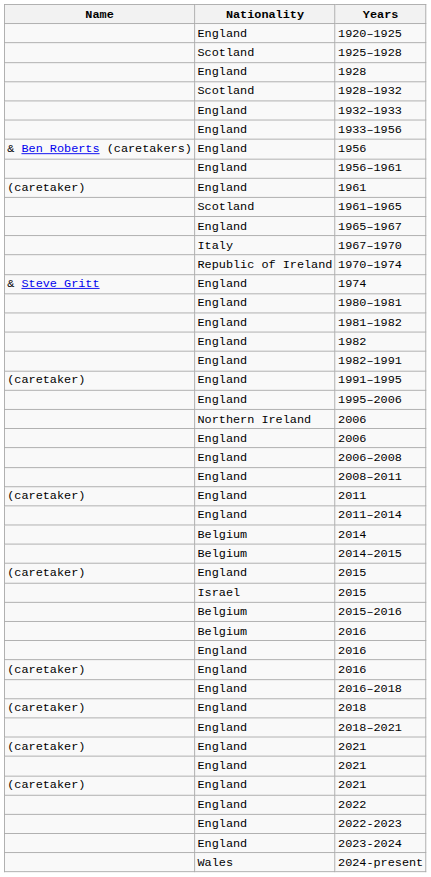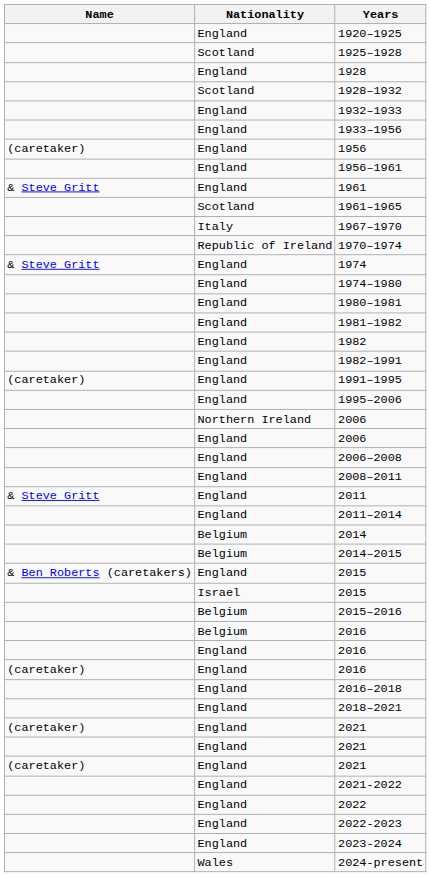(100, 149) & Ben Roberts (caretakers) -> (46, 149) (caretaker)
(46, 188) (caretaker) -> (53, 188) & Steve Gritt
- row: (222, 226)
+ row: (222, 284)
(46, 496) (caretaker) -> (53, 496) & Steve Gritt
(46, 573) (caretaker) -> (100, 573) & Ben Roberts (caretakers)
- row: (222, 708)
+ row: (222, 785)
